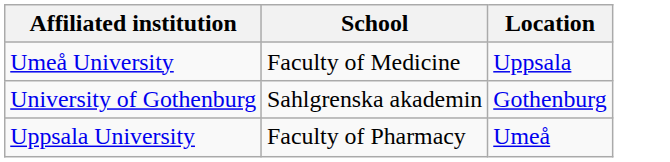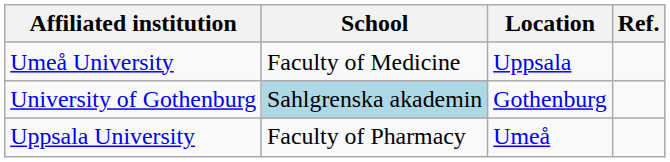+ column: (639, 23)
(375, 99) no background -> (375, 99) lightblue background
